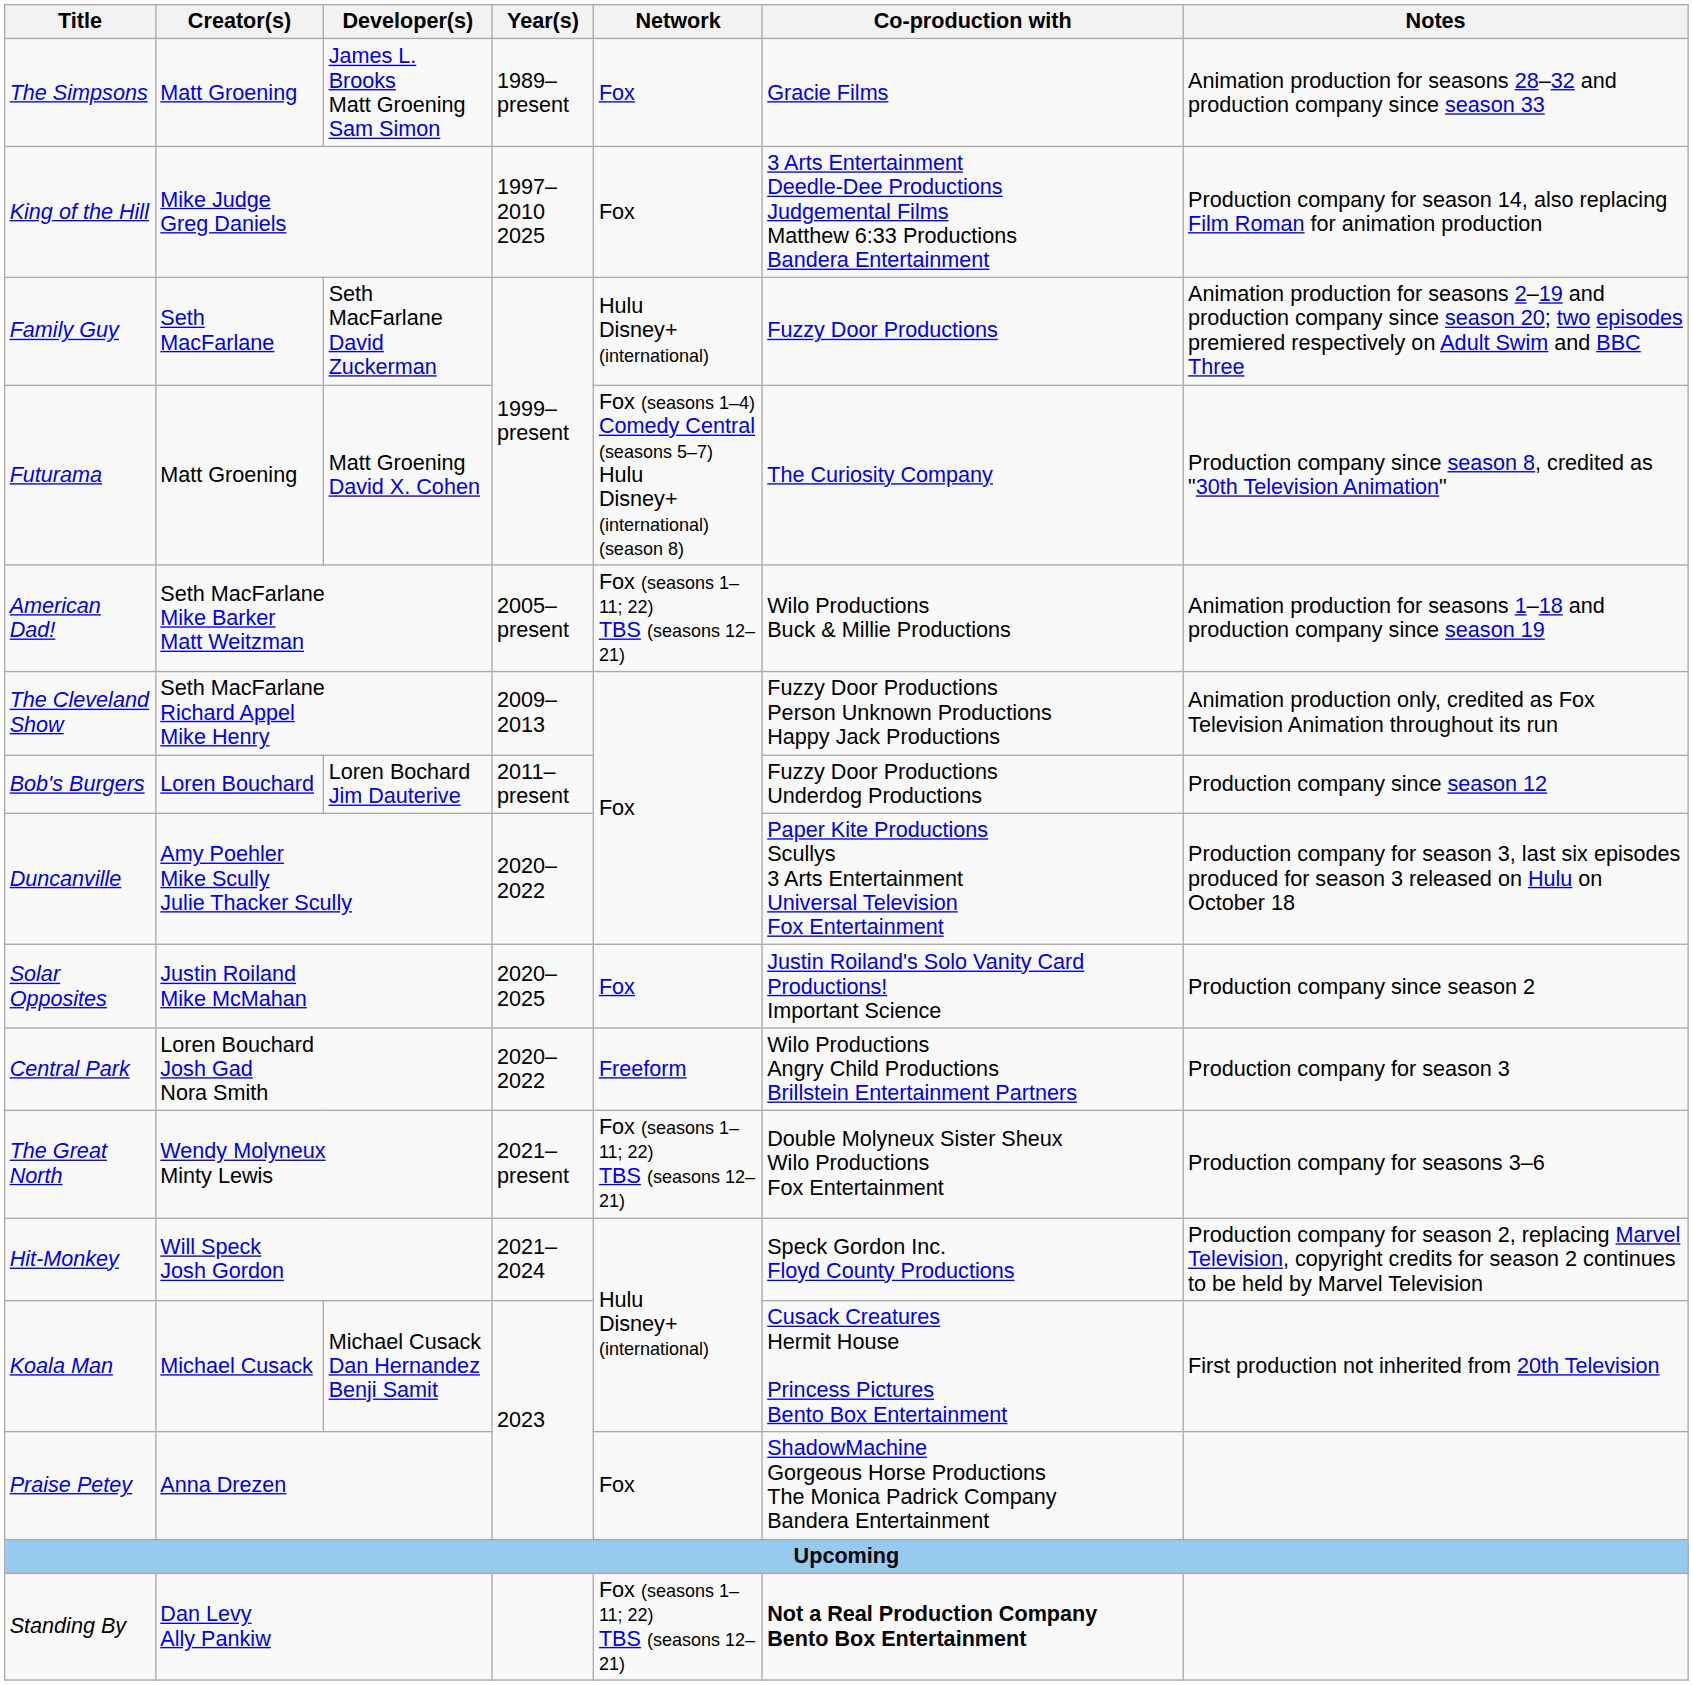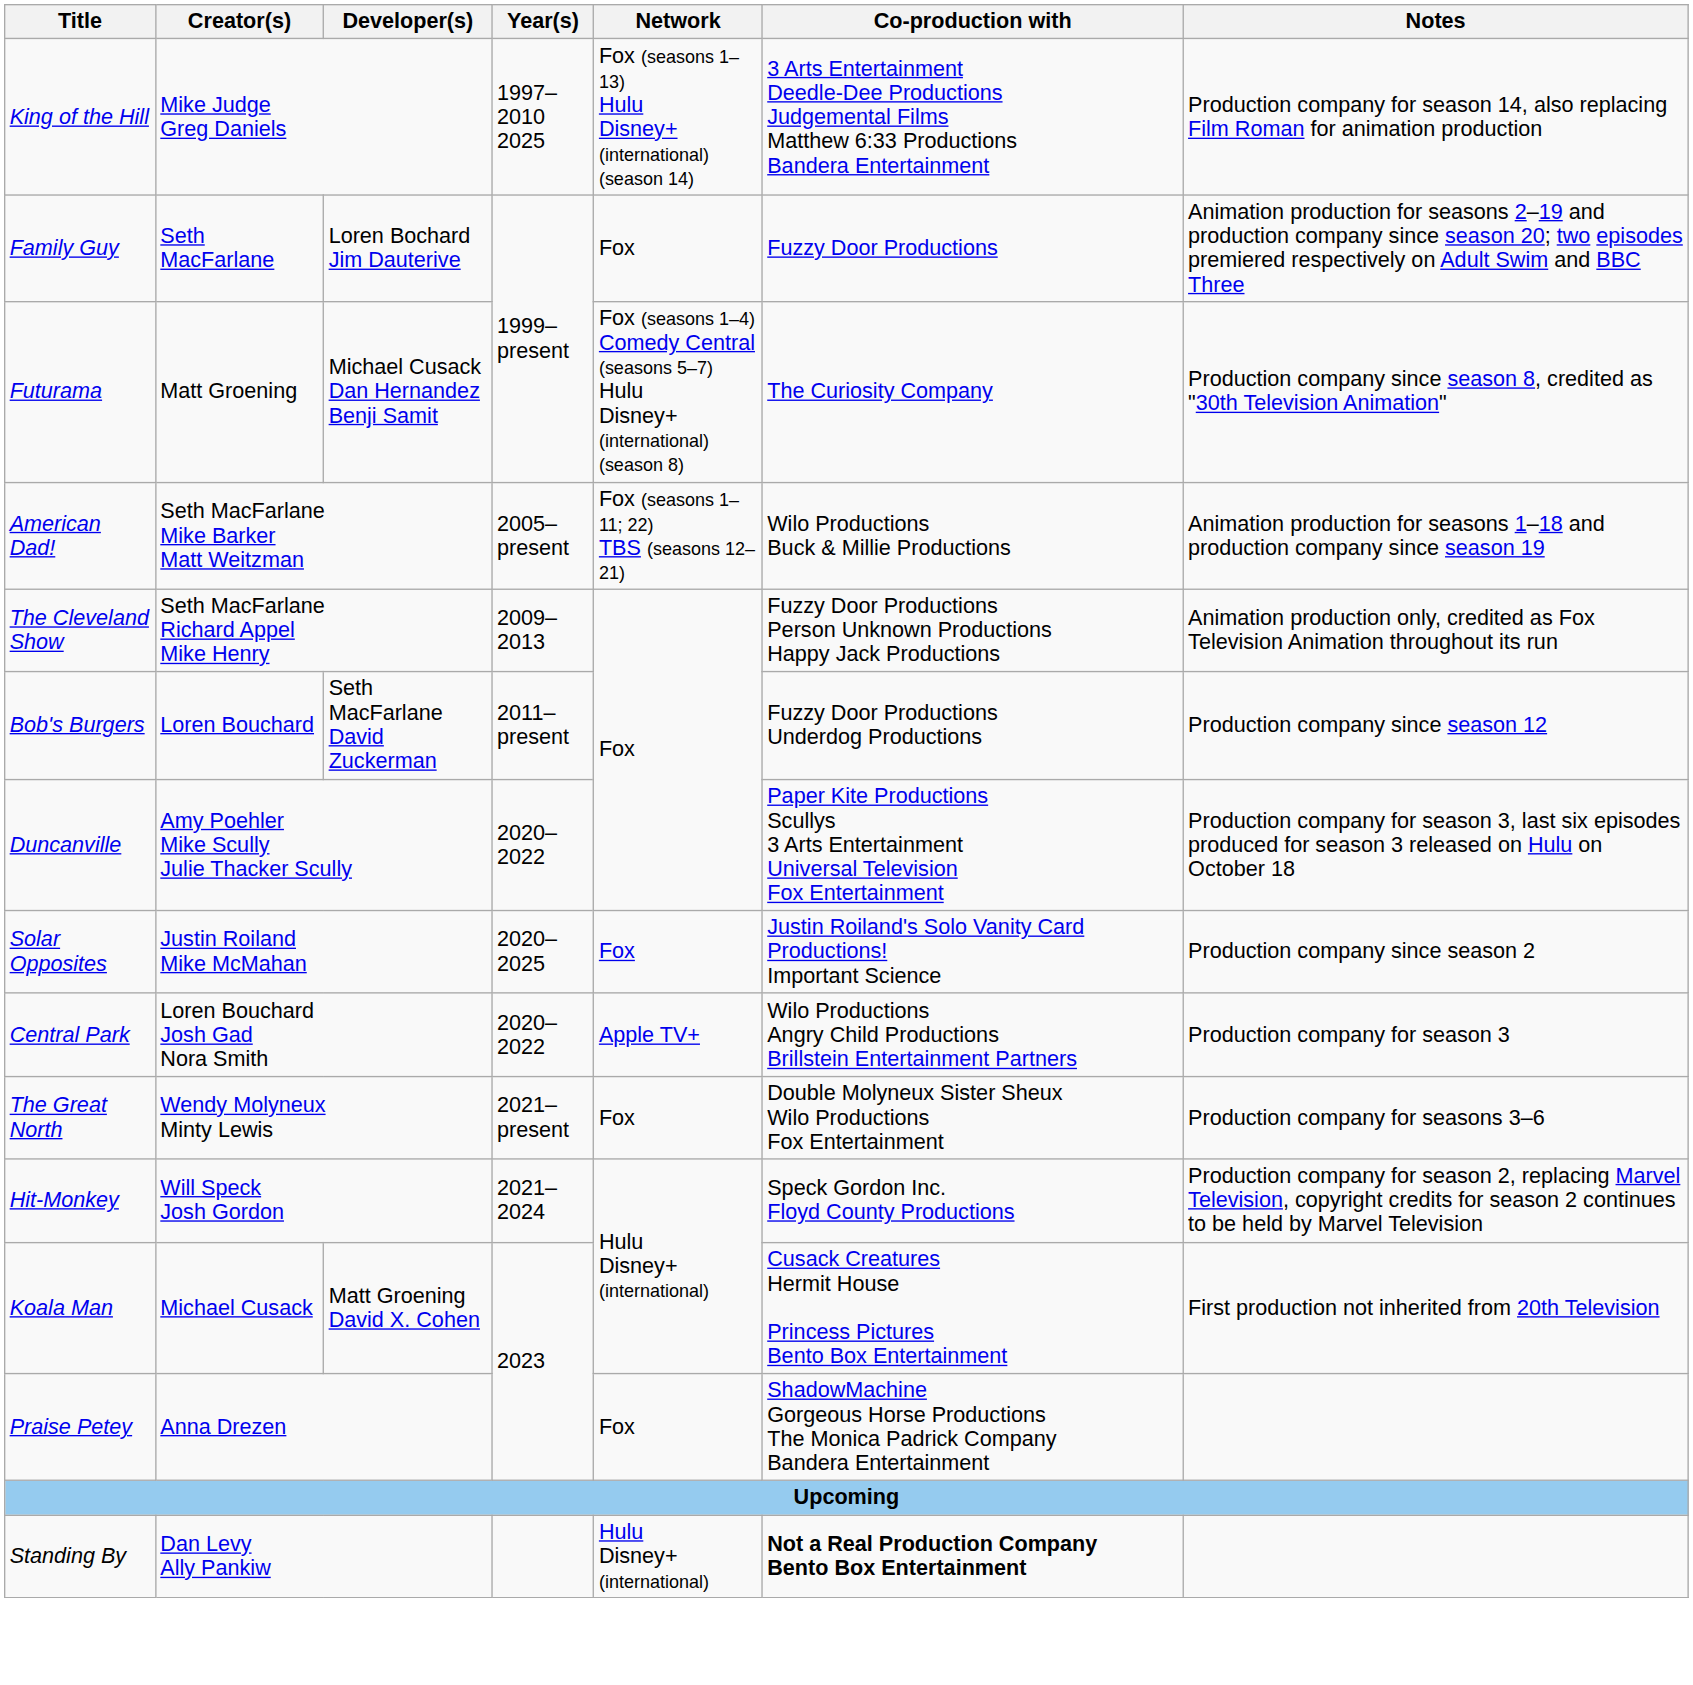- row: (79, 92)
(617, 211) Fox -> (669, 116) Fox (seasons 1–13) Hulu Disney+ (international) (season 14)
(386, 330) Seth MacFarlane David Zuckerman -> (399, 248) Loren Bochard Jim Dauterive
(654, 330) Hulu Disney+ (international) -> (617, 248) Fox
(404, 474) Matt Groening David X. Cohen -> (405, 391) Michael Cusack Dan Hernandez Benji Samit
(399, 783) Loren Bochard Jim Dauterive -> (386, 725) Seth MacFarlane David Zuckerman
(643, 1068) Freeform -> (649, 1034) Apple TV+
(677, 1163) Fox (seasons 1–11; 22) TBS (seasons 12–21) -> (617, 1117) Fox
(405, 1366) Michael Cusack Dan Hernandez Benji Samit -> (404, 1307) Matt Groening David X. Cohen
(677, 1626) Fox (seasons 1–11; 22) TBS (seasons 12–21) -> (654, 1556) Hulu Disney+ (international)
